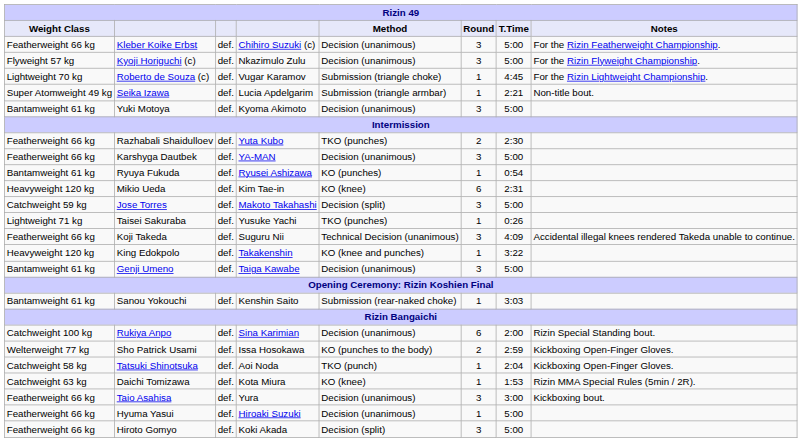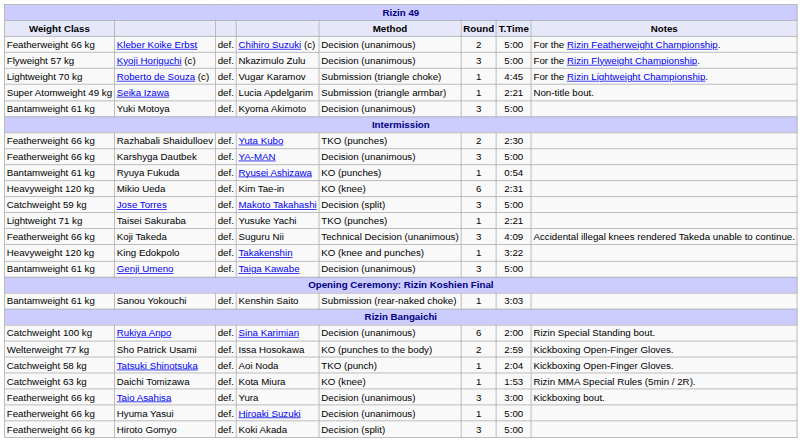(479, 44) 3 -> (479, 44) 2
(514, 221) 0:26 -> (514, 221) 2:21
